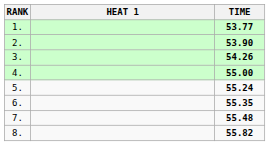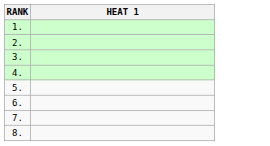- column: (240, 12)
